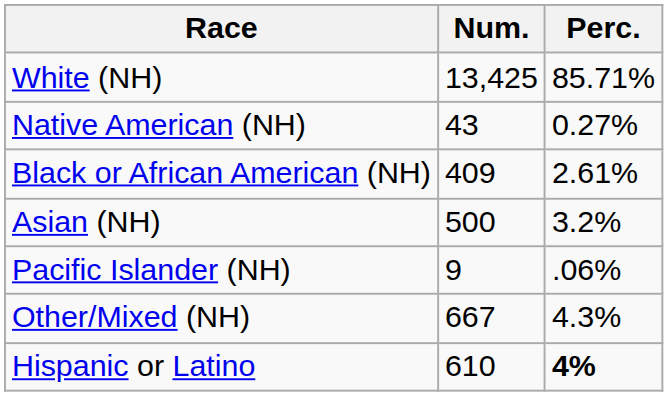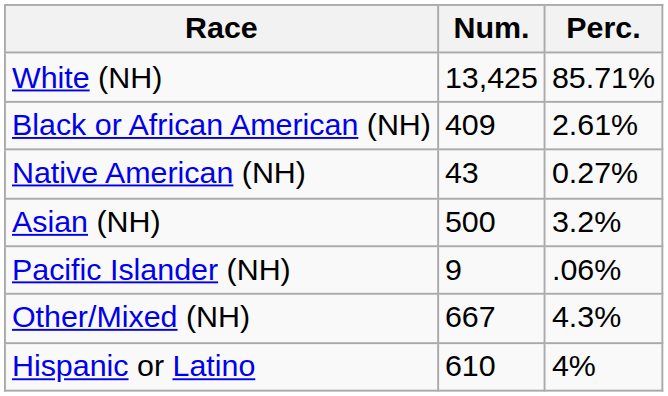rows swapped: (221, 173) <-> (159, 125)
(574, 366) bold -> (574, 366) normal
